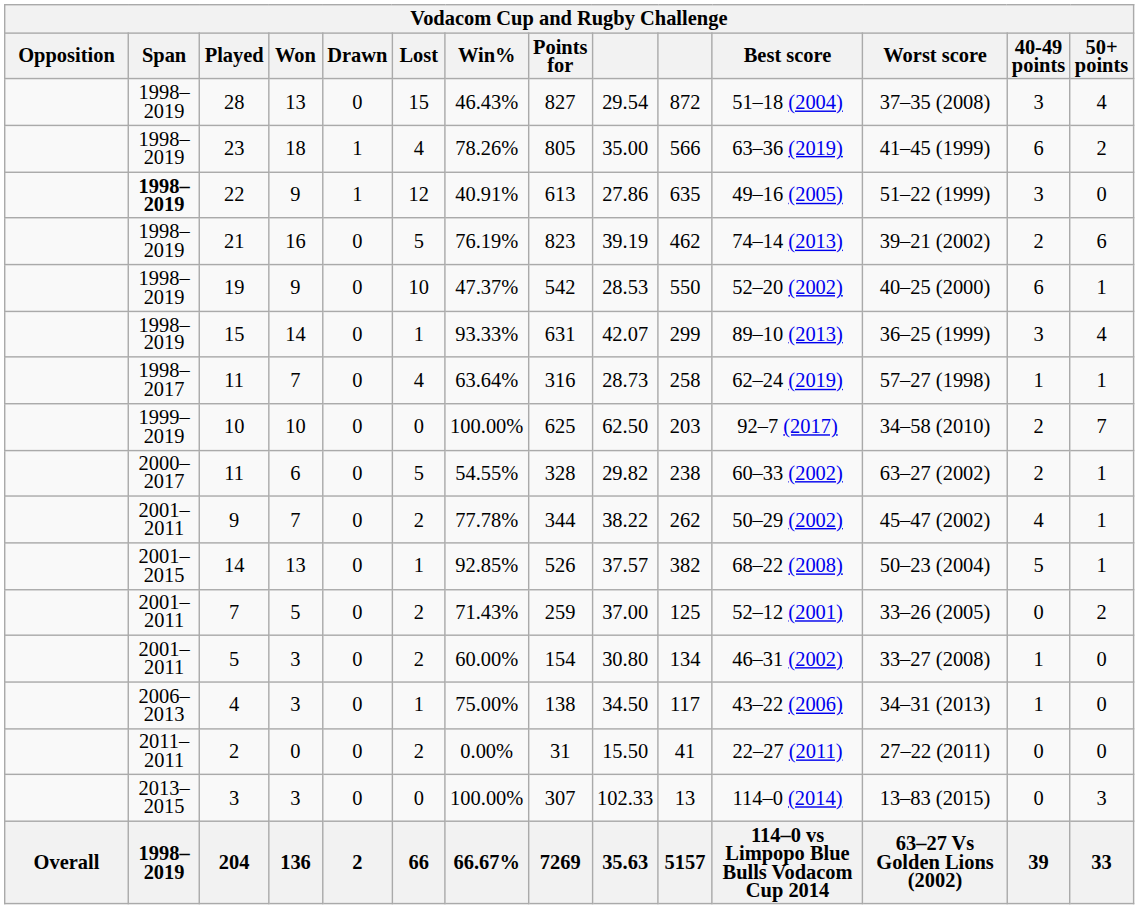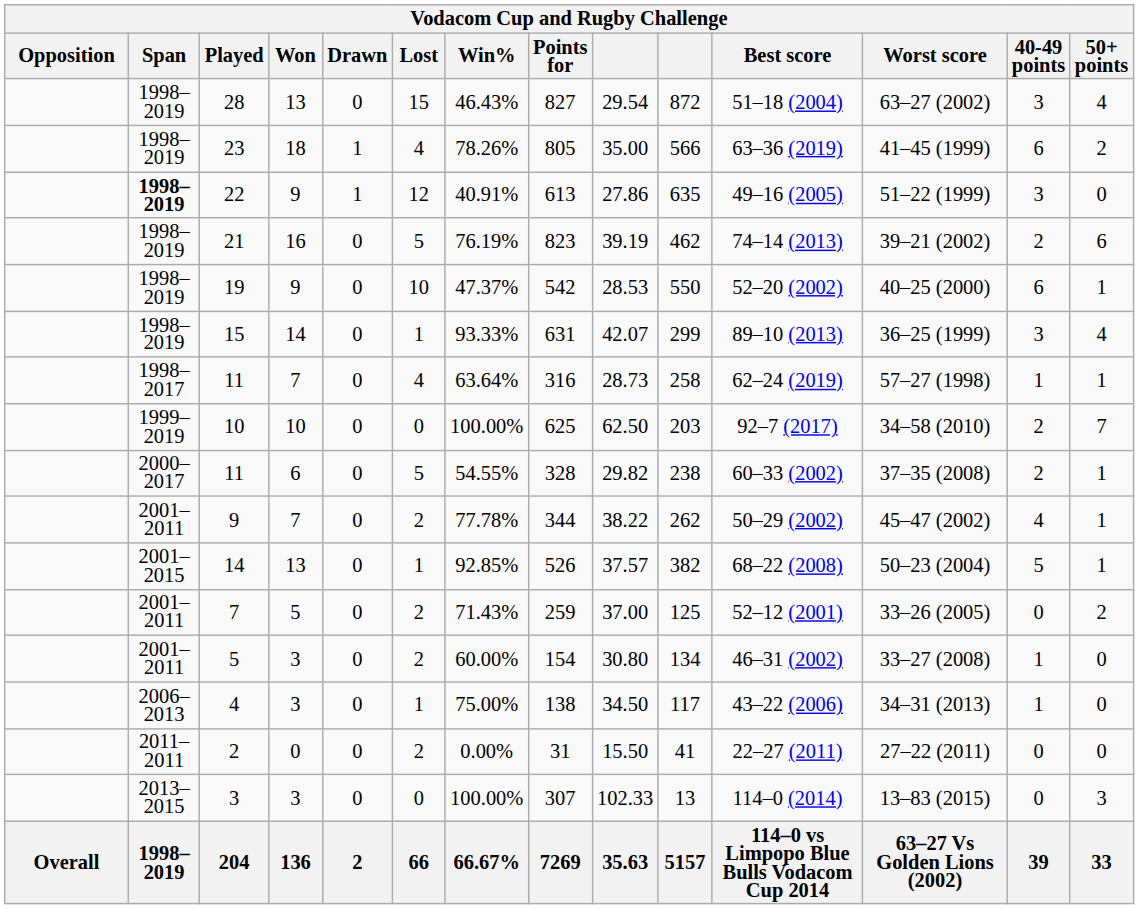(935, 102) 37–35 (2008) -> (935, 102) 63–27 (2002)
(935, 473) 63–27 (2002) -> (935, 473) 37–35 (2008)
